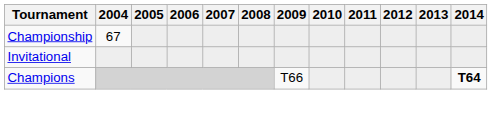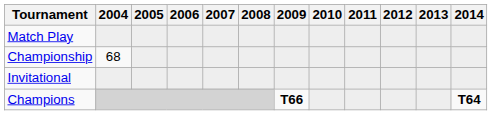+ row: (40, 36)
(113, 36) 67 -> (113, 57) 68
(292, 78) normal -> (292, 99) bold
